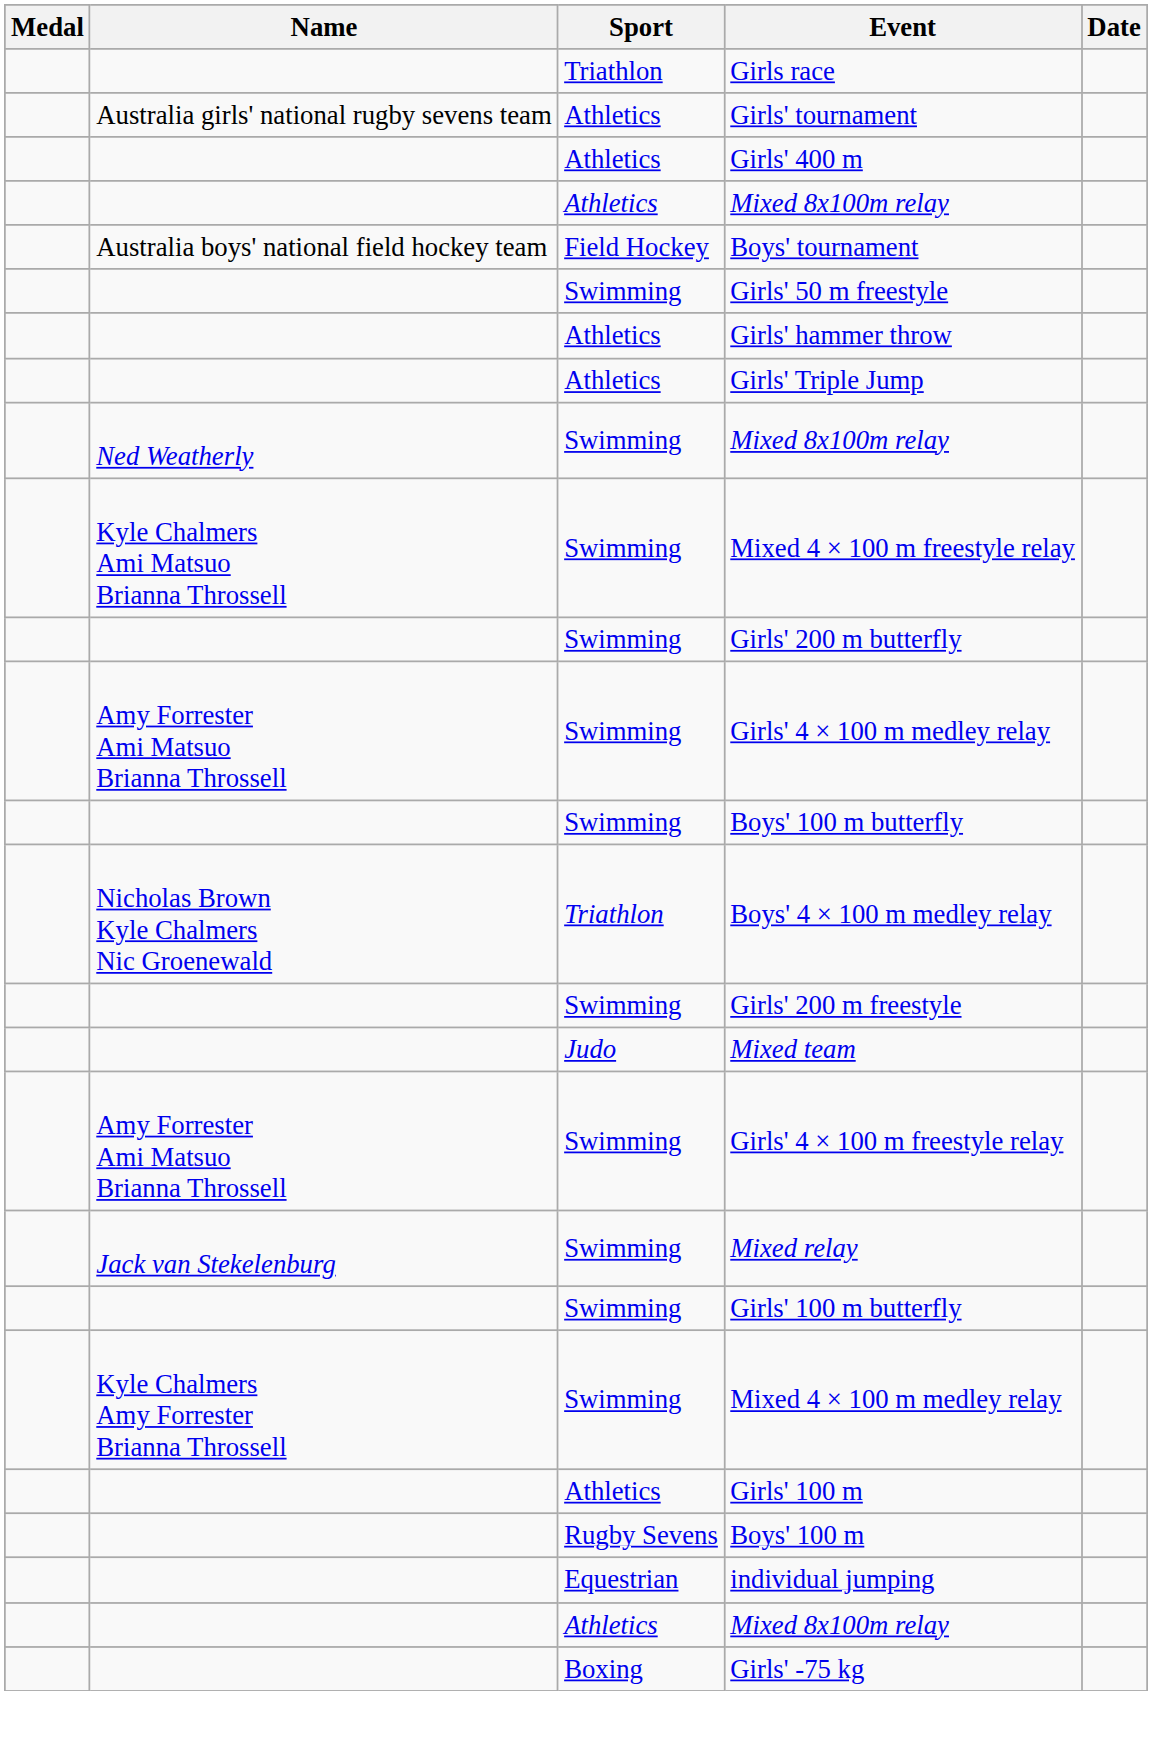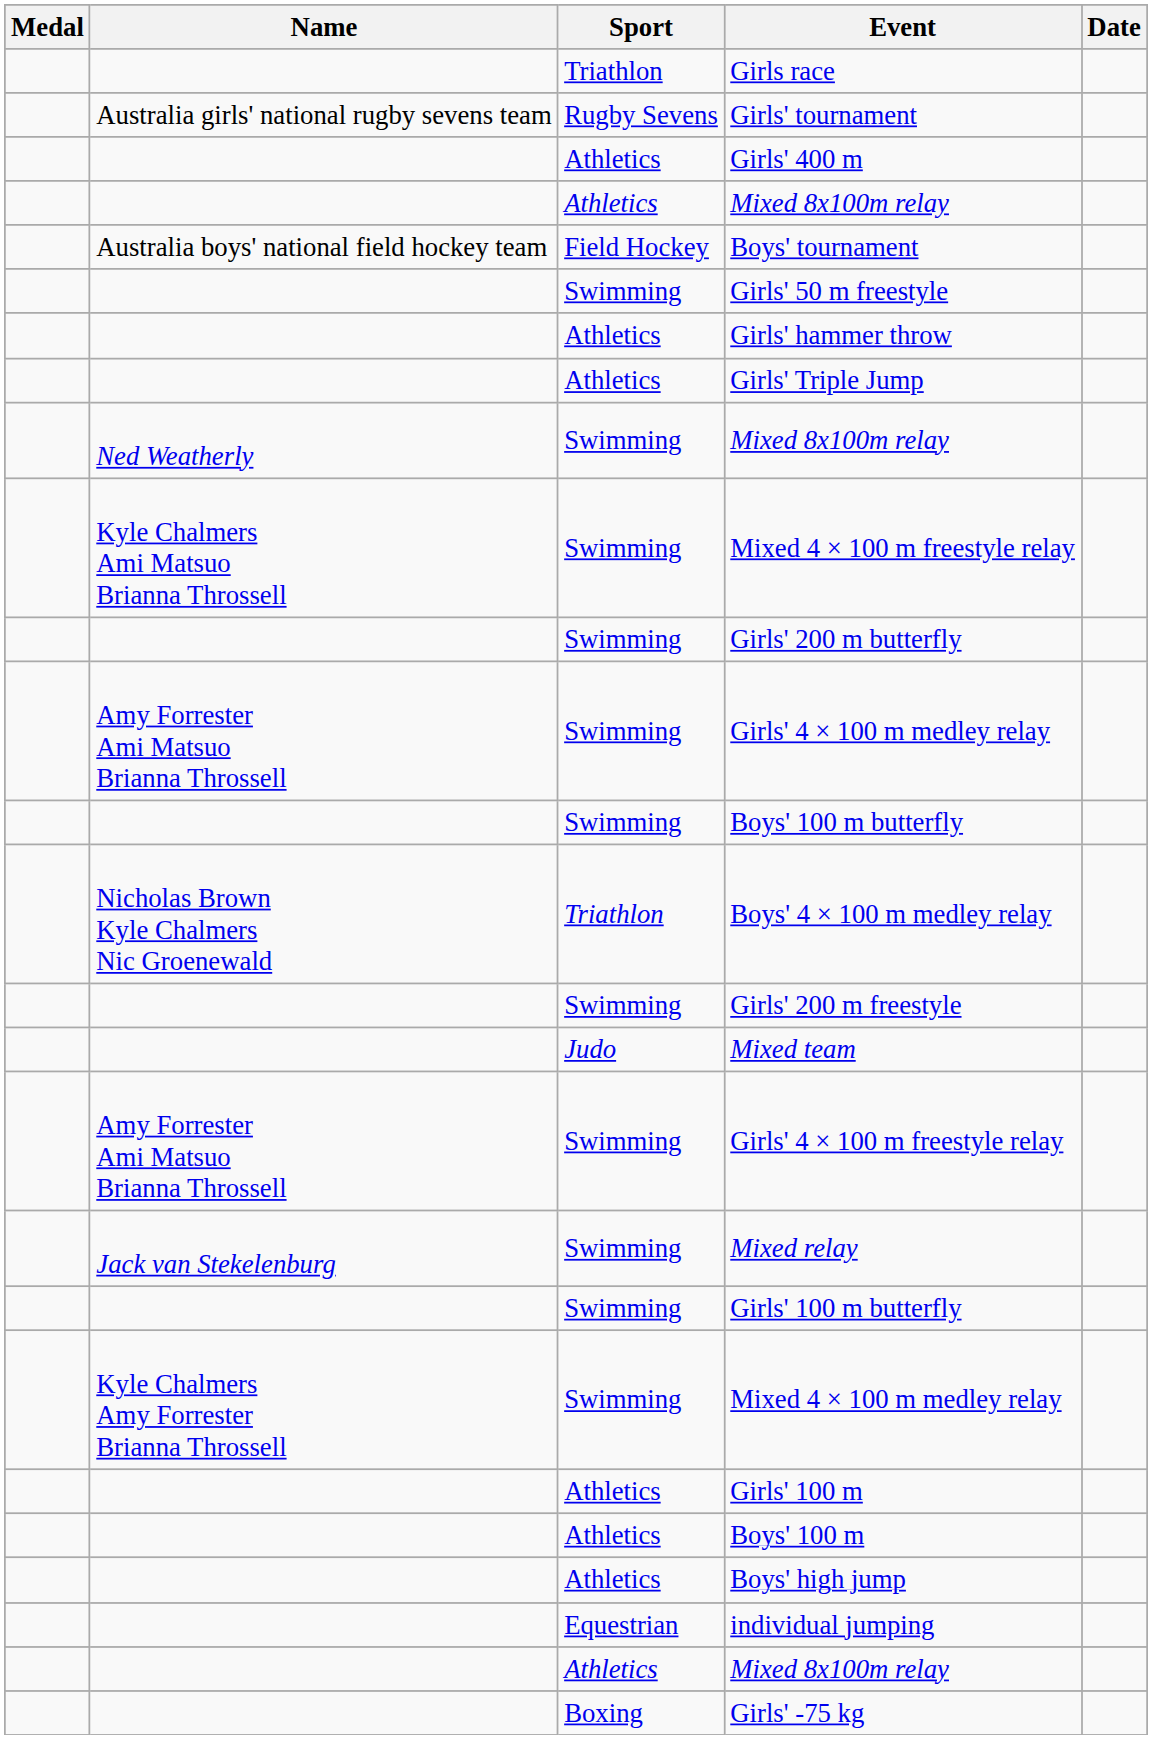(612, 114) Athletics -> (641, 114) Rugby Sevens
(641, 1535) Rugby Sevens -> (612, 1535) Athletics
+ row: (324, 1580)
